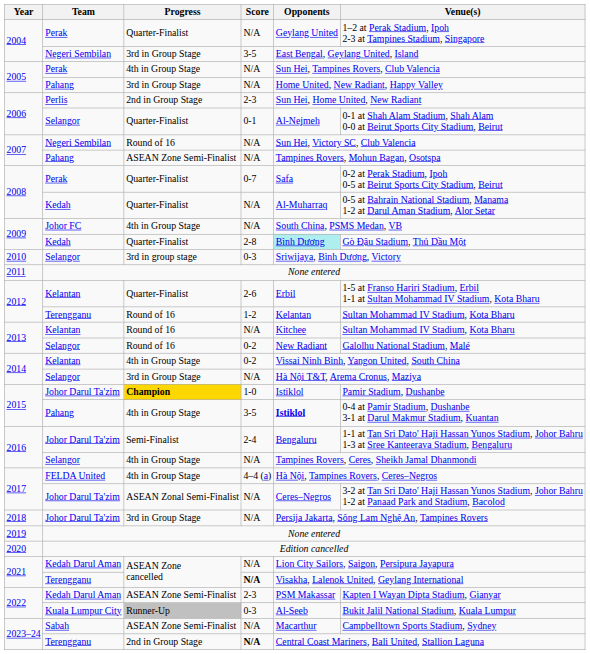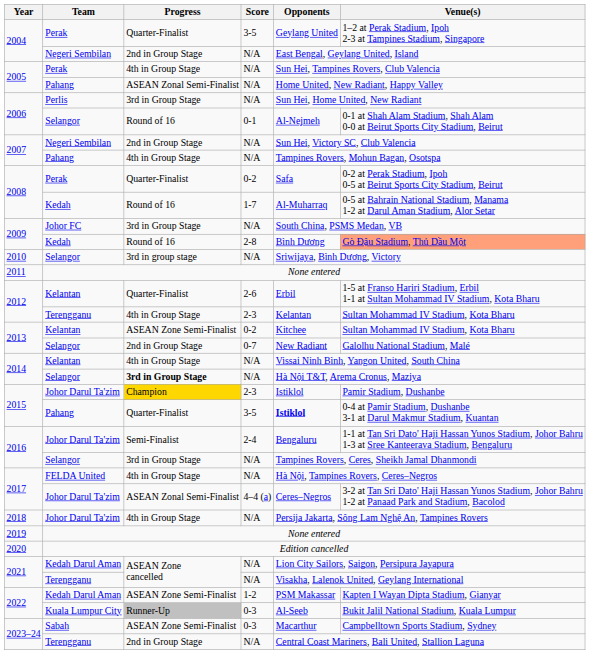(252, 33) N/A -> (250, 33) 3-5
(163, 54) 3rd in Group Stage -> (164, 54) 2nd in Group Stage
(250, 54) 3-5 -> (252, 54) N/A
(163, 85) 3rd in Group Stage -> (183, 85) ASEAN Zonal Semi-Finalist
(164, 100) 2nd in Group Stage -> (163, 100) 3rd in Group Stage
(250, 100) 2-3 -> (252, 100) N/A
(157, 121) Quarter-Finalist -> (151, 121) Round of 16
(151, 142) Round of 16 -> (164, 142) 2nd in Group Stage
(181, 158) ASEAN Zone Semi-Finalist -> (163, 158) 4th in Group Stage
(250, 178) 0-7 -> (250, 178) 0-2
(157, 205) Quarter-Finalist -> (151, 205) Round of 16
(252, 205) N/A -> (250, 205) 1-7
(163, 226) 4th in Group Stage -> (163, 226) 3rd in Group Stage
(157, 241) Quarter-Finalist -> (151, 241) Round of 16
(300, 241) paleturquoise background -> (300, 241) no background
(404, 241) no background -> (404, 241) lightsalmon background
(250, 257) 0-3 -> (252, 257) N/A
(151, 314) Round of 16 -> (163, 314) 4th in Group Stage
(250, 314) 1-2 -> (250, 314) 2-3
(151, 330) Round of 16 -> (181, 330) ASEAN Zone Semi-Finalist
(252, 330) N/A -> (250, 330) 0-2
(151, 345) Round of 16 -> (164, 345) 2nd in Group Stage
(250, 345) 0-2 -> (250, 345) 0-7
(250, 361) 0-2 -> (252, 361) N/A
(163, 376) normal -> (166, 376) bold
(148, 392) bold -> (146, 392) normal
(250, 392) 1-0 -> (250, 392) 2-3
(163, 413) 4th in Group Stage -> (157, 413) Quarter-Finalist
(163, 460) 4th in Group Stage -> (163, 460) 3rd in Group Stage
(257, 476) 4–4 (a) -> (252, 476) N/A
(252, 497) N/A -> (257, 497) 4–4 (a)
(163, 518) 3rd in Group Stage -> (163, 518) 4th in Group Stage
(252, 579) bold -> (252, 579) normal
(250, 595) 2-3 -> (250, 595) 1-2
(252, 626) N/A -> (250, 626) 0-3
(252, 641) bold -> (252, 641) normal
